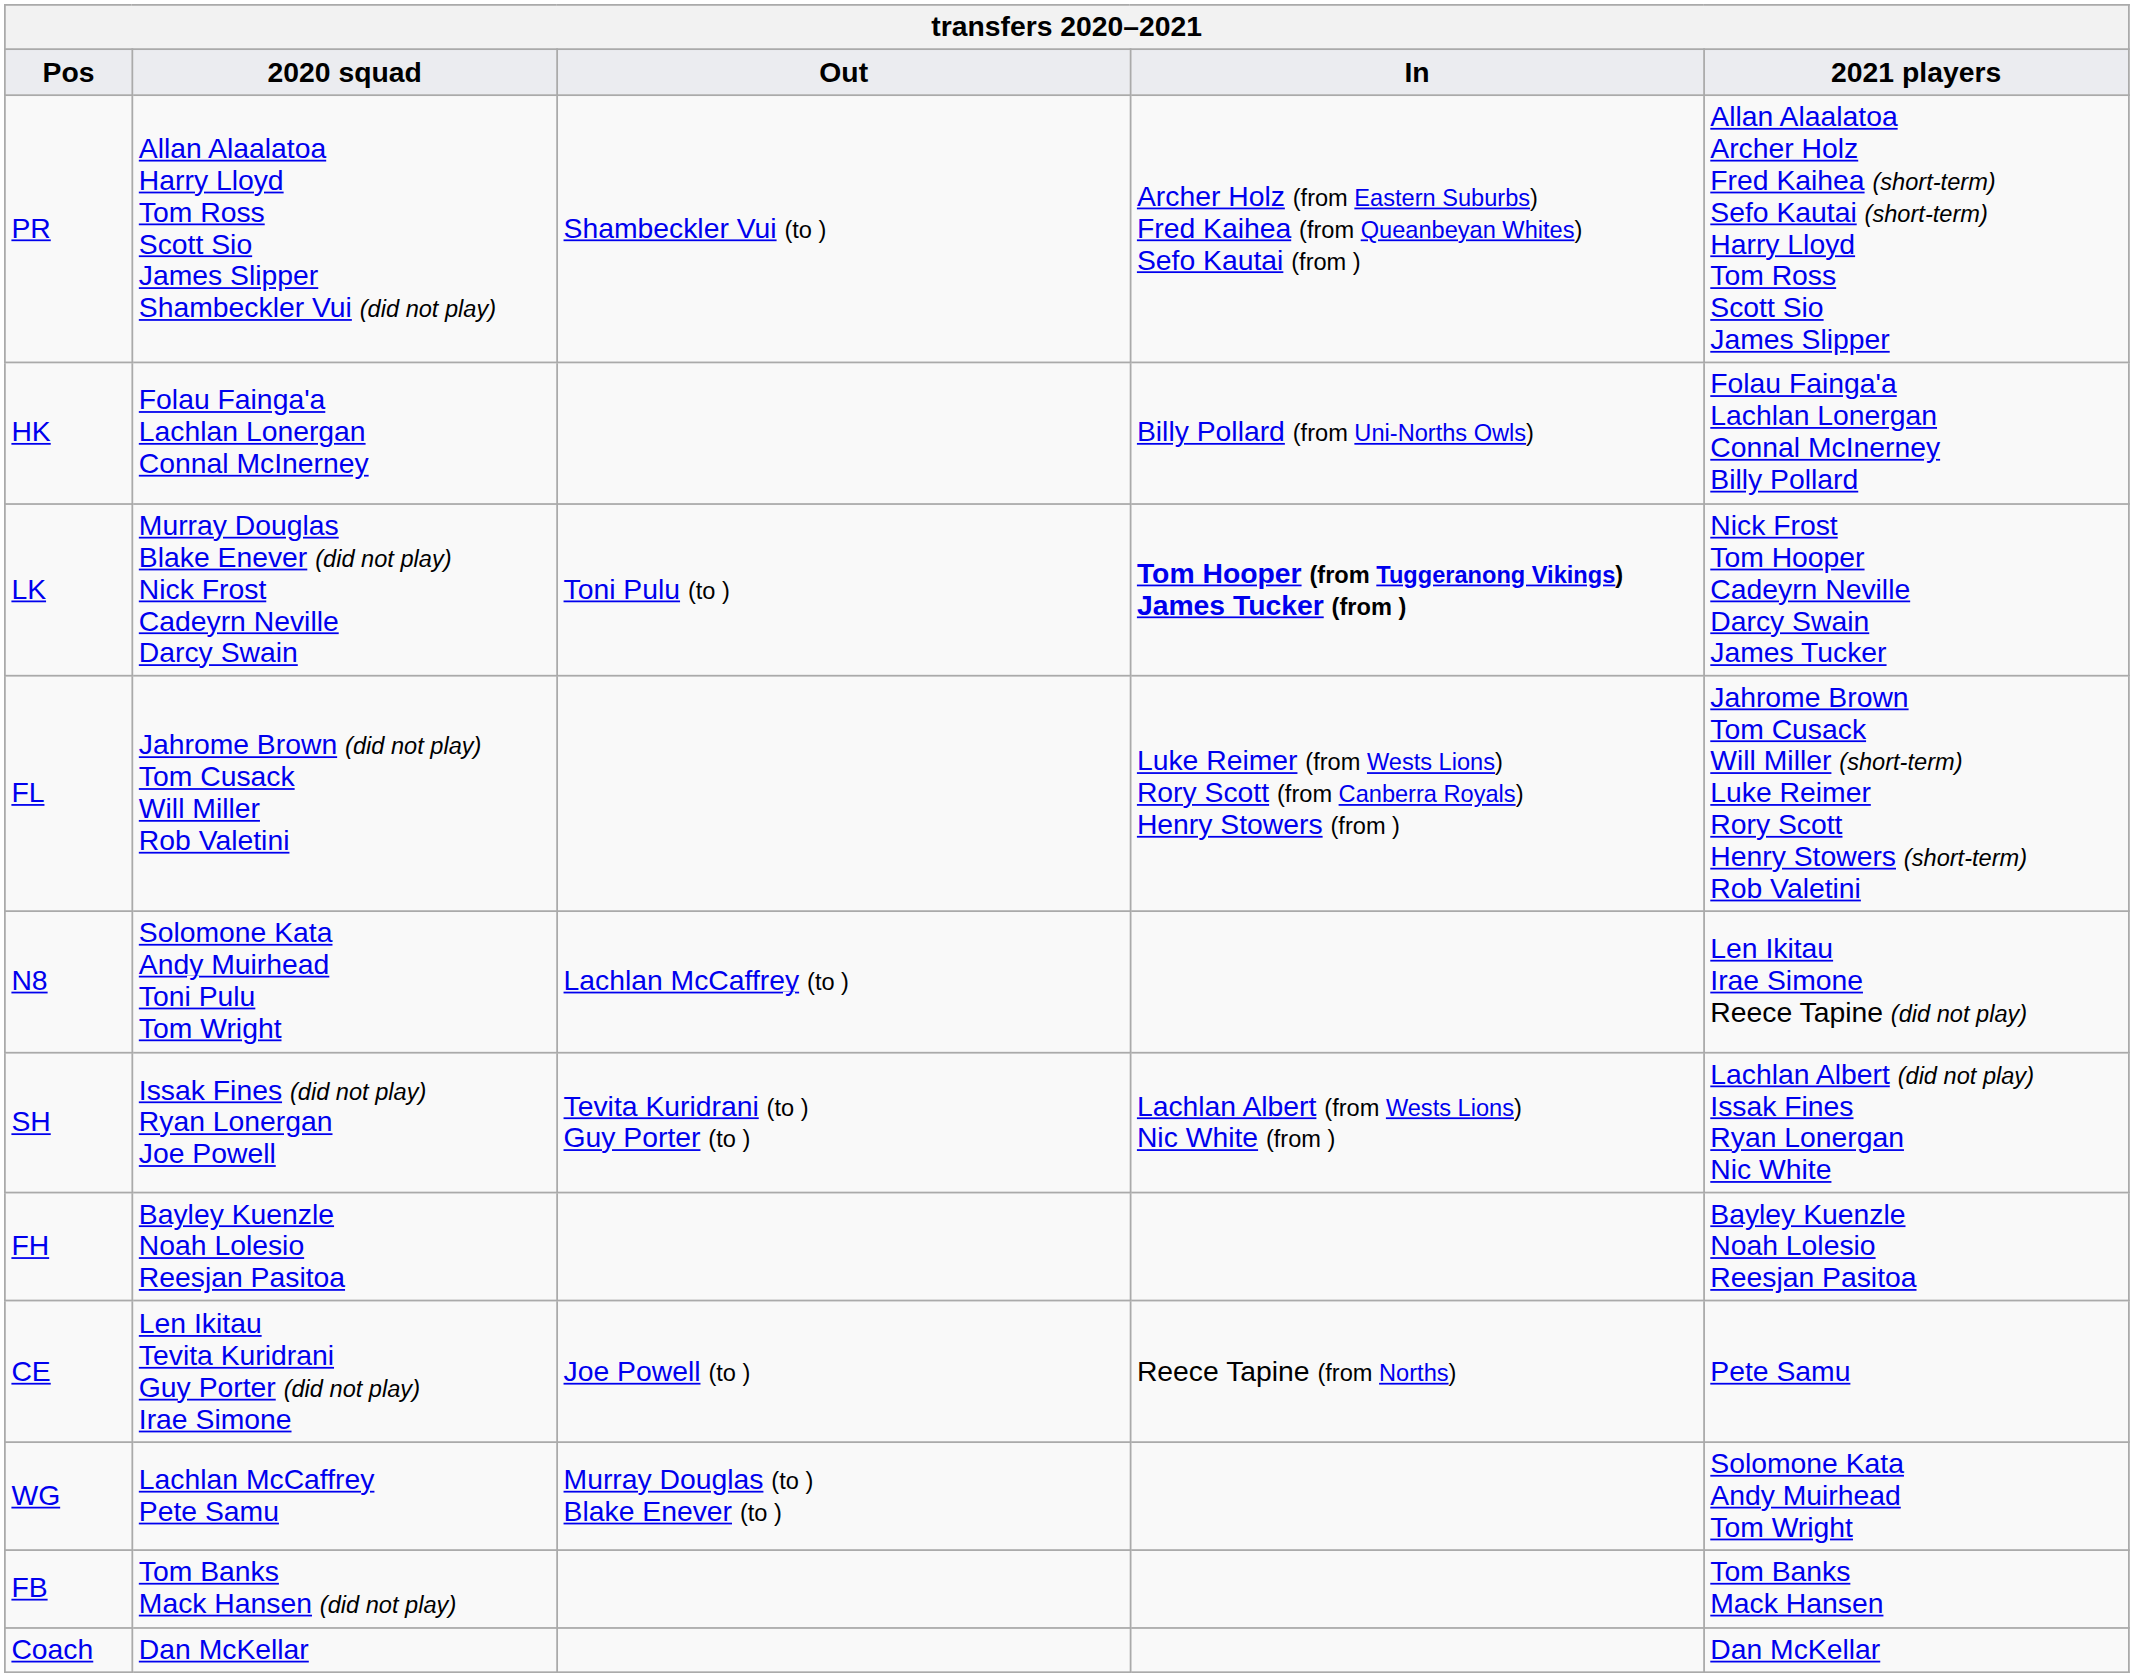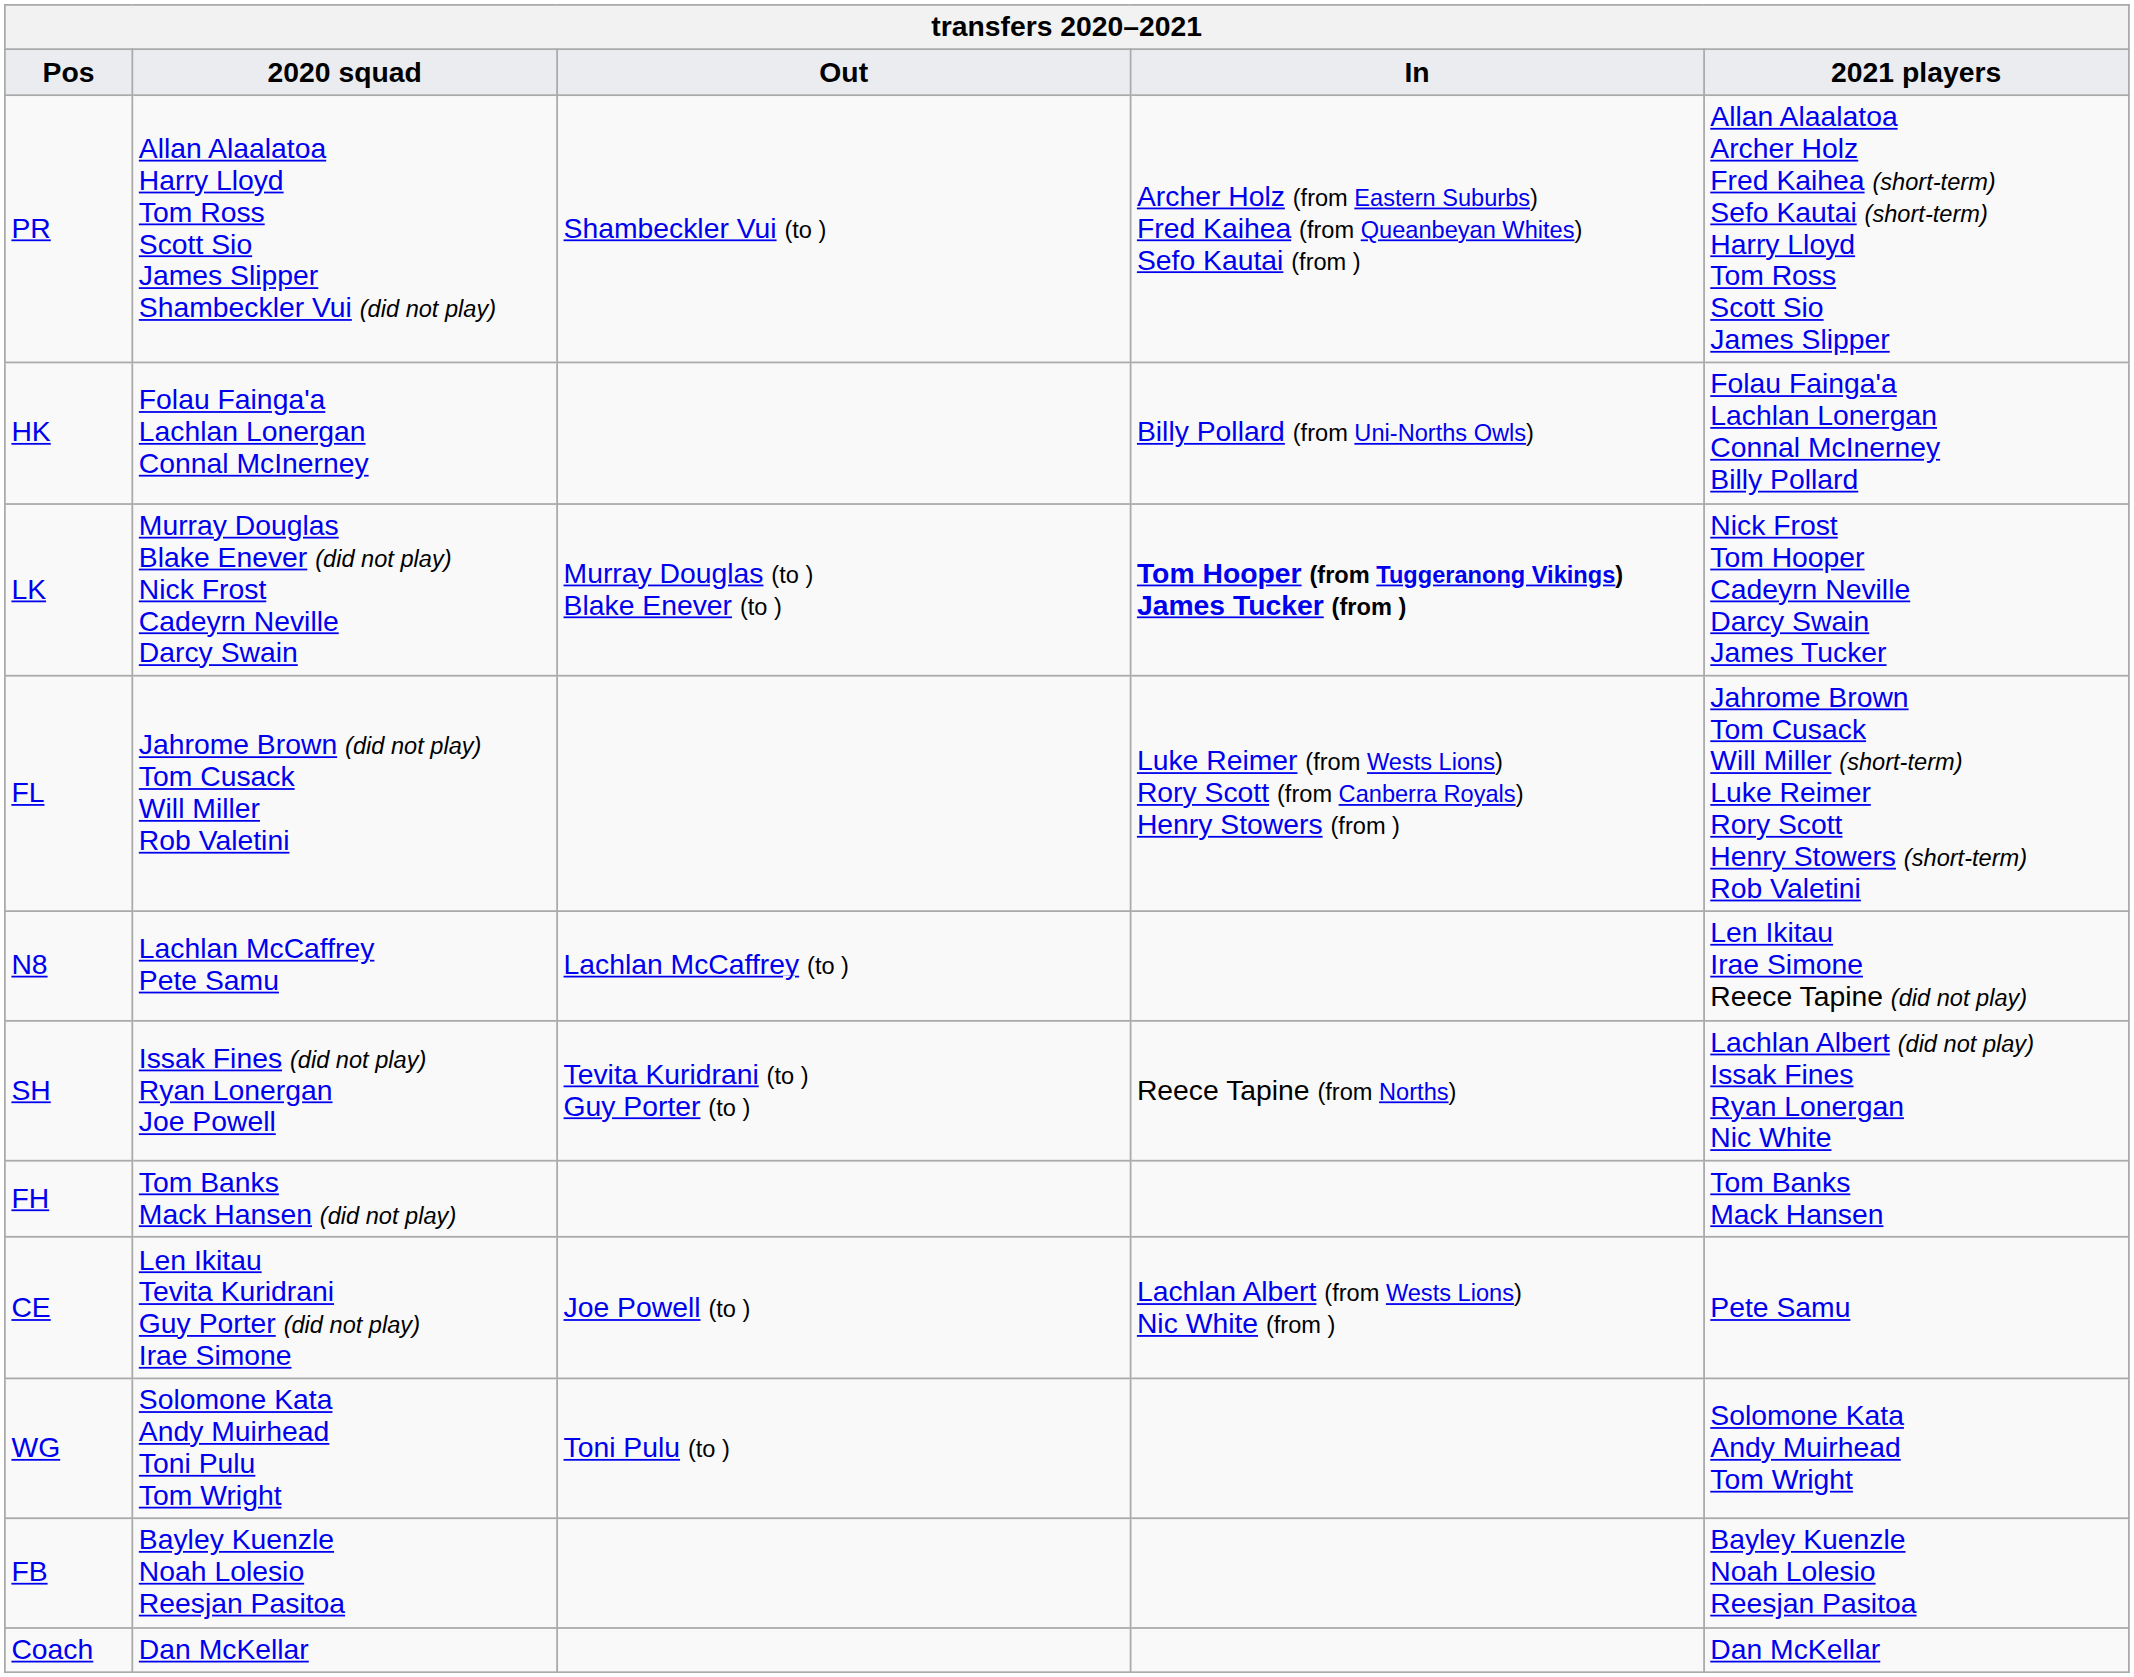(647, 588) Toni Pulu (to ) -> (688, 588) Murray Douglas (to ) Blake Enever (to )
(236, 981) Solomone Kata Andy Muirhead Toni Pulu Tom Wright -> (257, 965) Lachlan McCaffrey Pete Samu
(1329, 1121) Lachlan Albert (from Wests Lions) Nic White (from ) -> (1297, 1090) Reece Tapine (from Norths)
(242, 1246) Bayley Kuenzle Noah Lolesio Reesjan Pasitoa -> (298, 1198) Tom Banks Mack Hansen (did not play)
(1813, 1246) Bayley Kuenzle Noah Lolesio Reesjan Pasitoa -> (1797, 1198) Tom Banks Mack Hansen
(1297, 1371) Reece Tapine (from Norths) -> (1329, 1307) Lachlan Albert (from Wests Lions) Nic White (from )
(257, 1495) Lachlan McCaffrey Pete Samu -> (236, 1447) Solomone Kata Andy Muirhead Toni Pulu Tom Wright
(688, 1495) Murray Douglas (to ) Blake Enever (to ) -> (647, 1447) Toni Pulu (to )
(298, 1588) Tom Banks Mack Hansen (did not play) -> (242, 1572) Bayley Kuenzle Noah Lolesio Reesjan Pasitoa
(1797, 1588) Tom Banks Mack Hansen -> (1813, 1572) Bayley Kuenzle Noah Lolesio Reesjan Pasitoa
